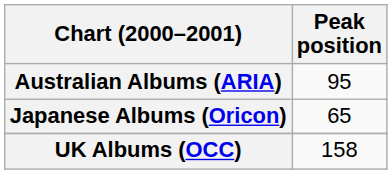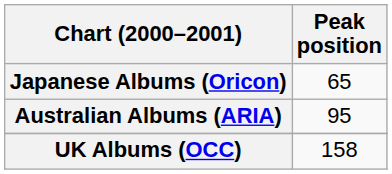rows swapped: (148, 81) <-> (148, 116)
